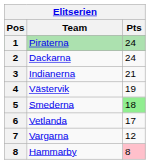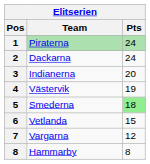(130, 74) 21 -> (130, 74) 20
(130, 120) 17 -> (130, 120) 15
(128, 151) pink background -> (128, 151) no background
